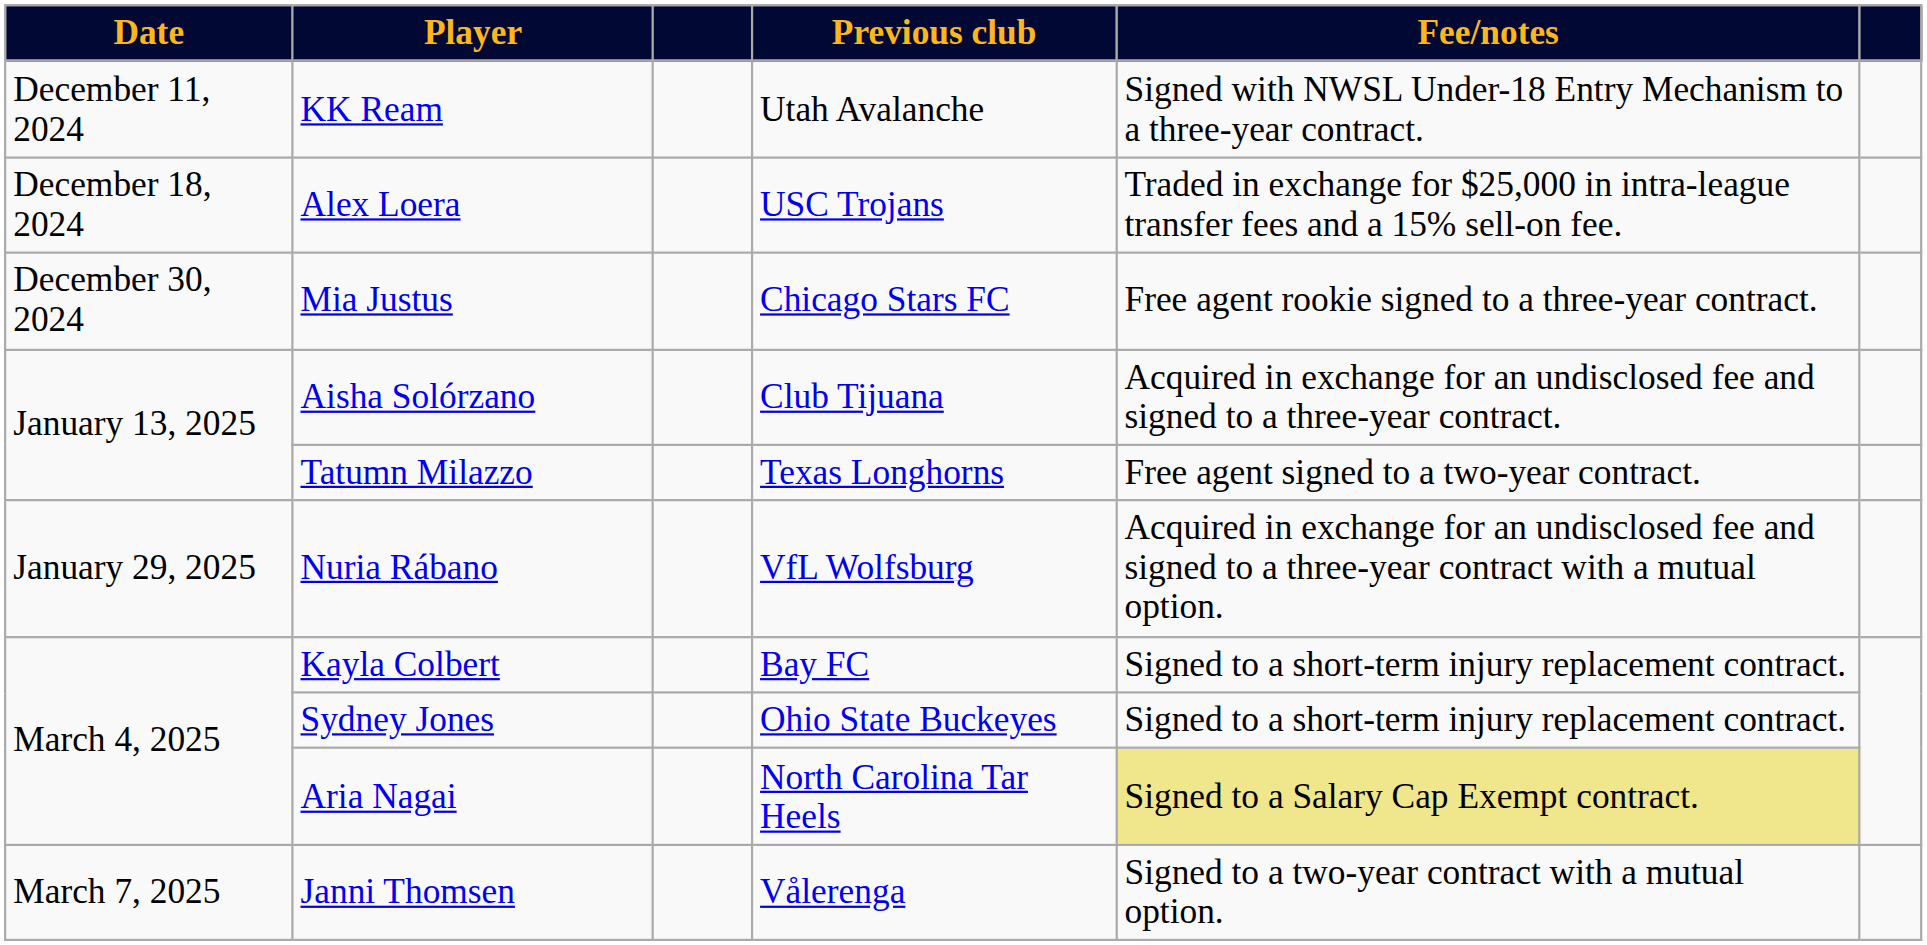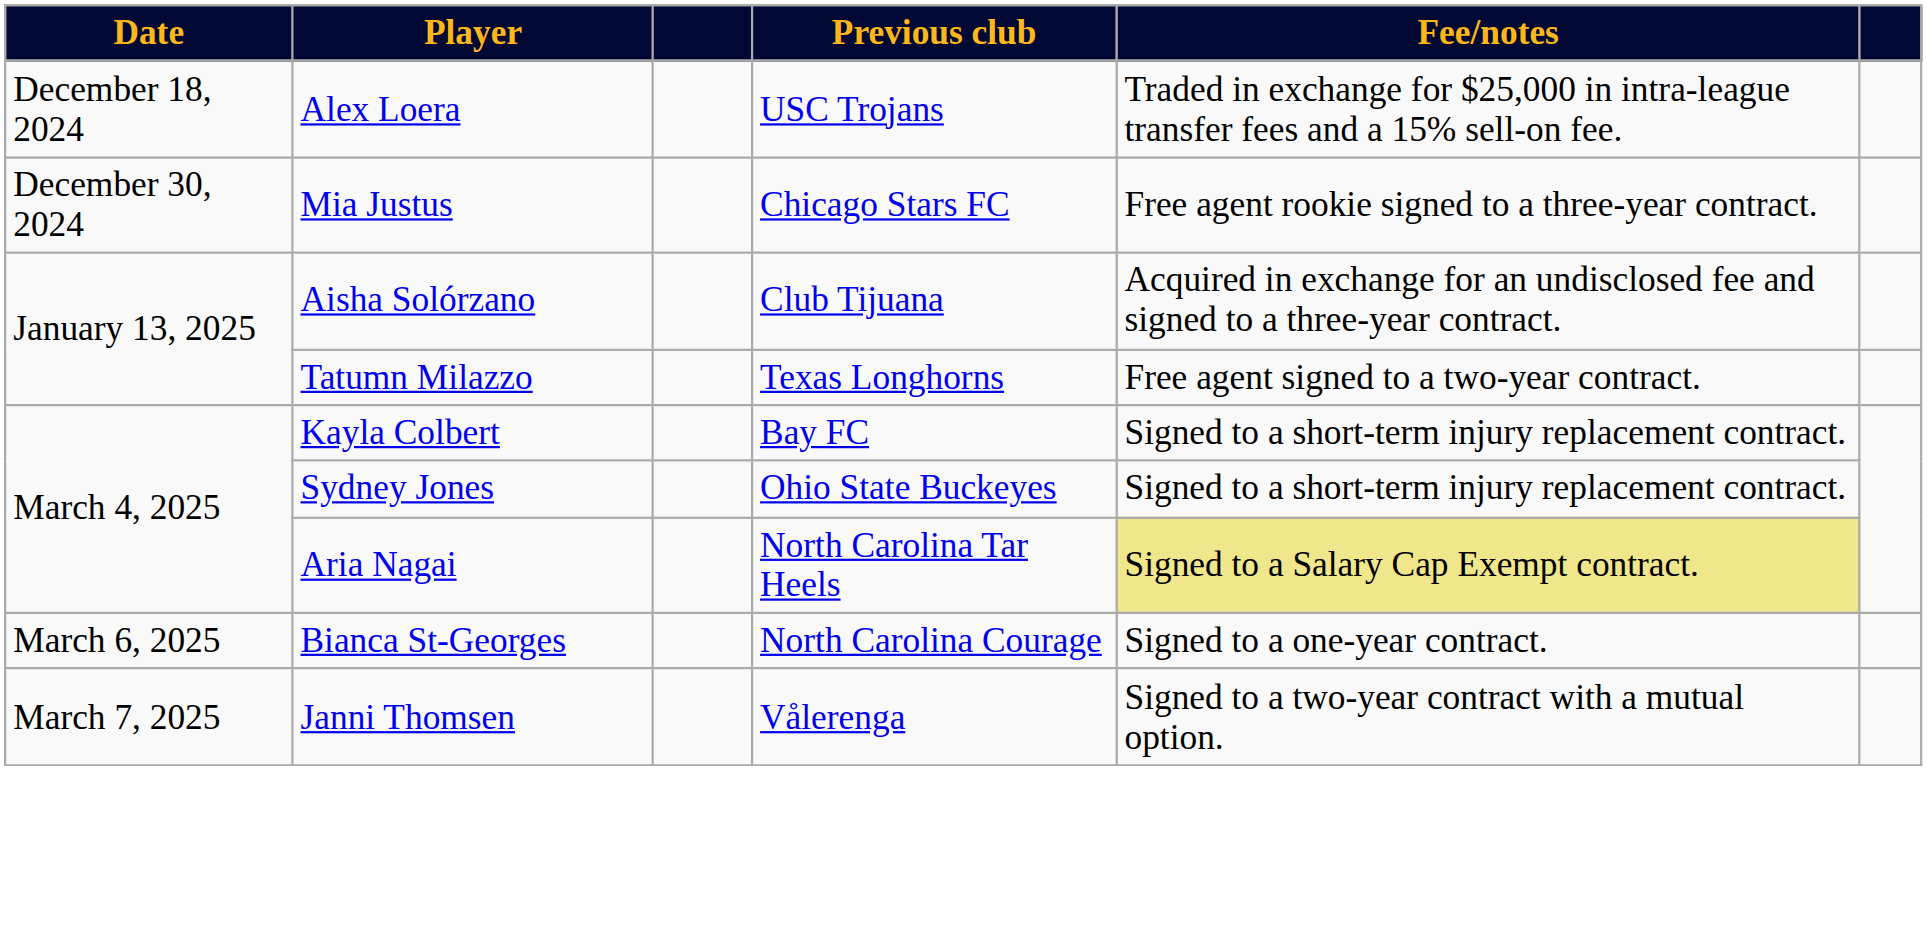- row: (372, 108)
- row: (399, 567)
+ row: (433, 640)
